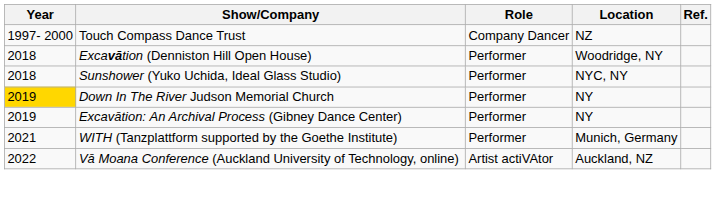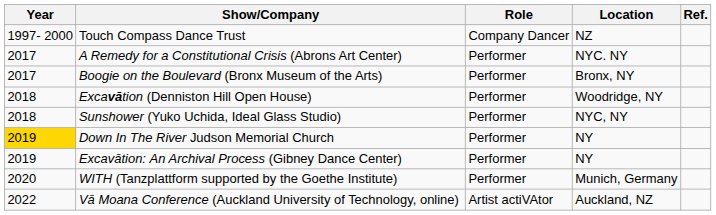+ row: (240, 55)
+ row: (231, 76)
(22, 138) 2021 -> (22, 179) 2020
